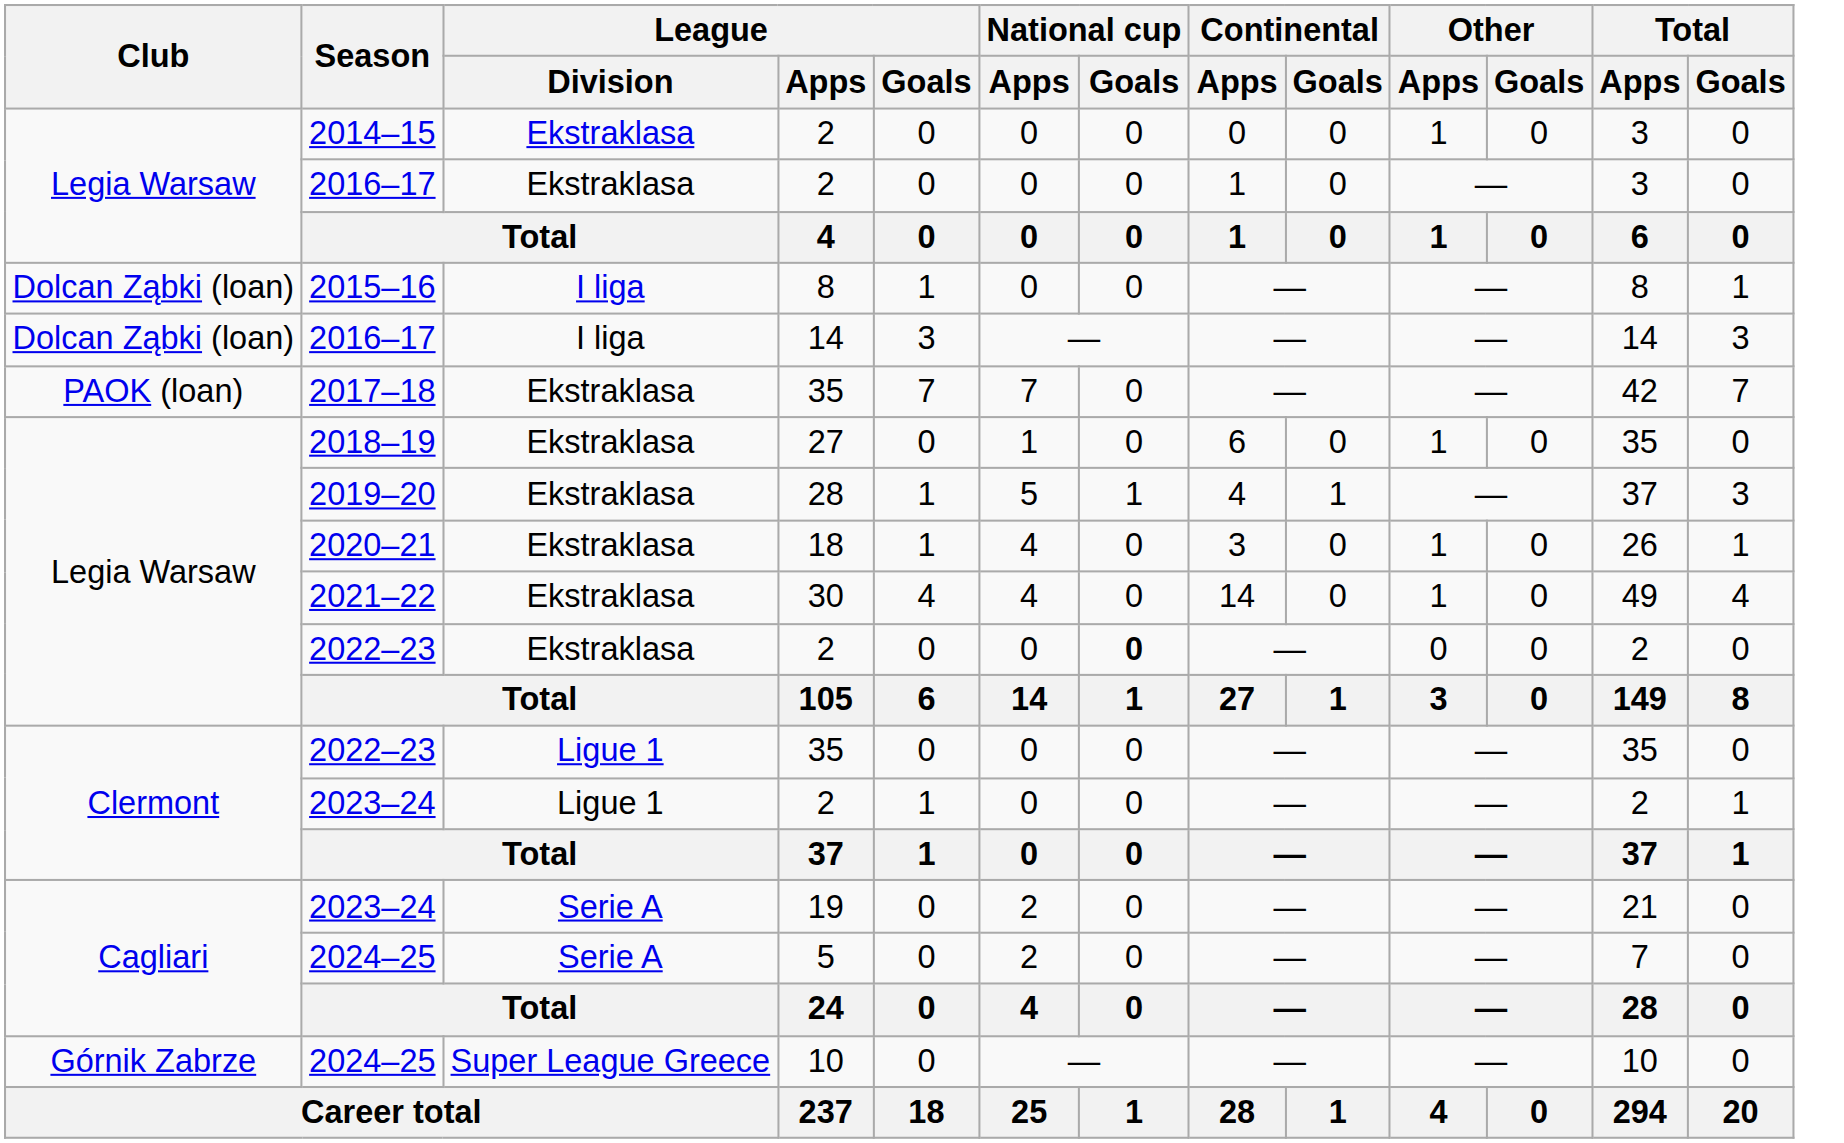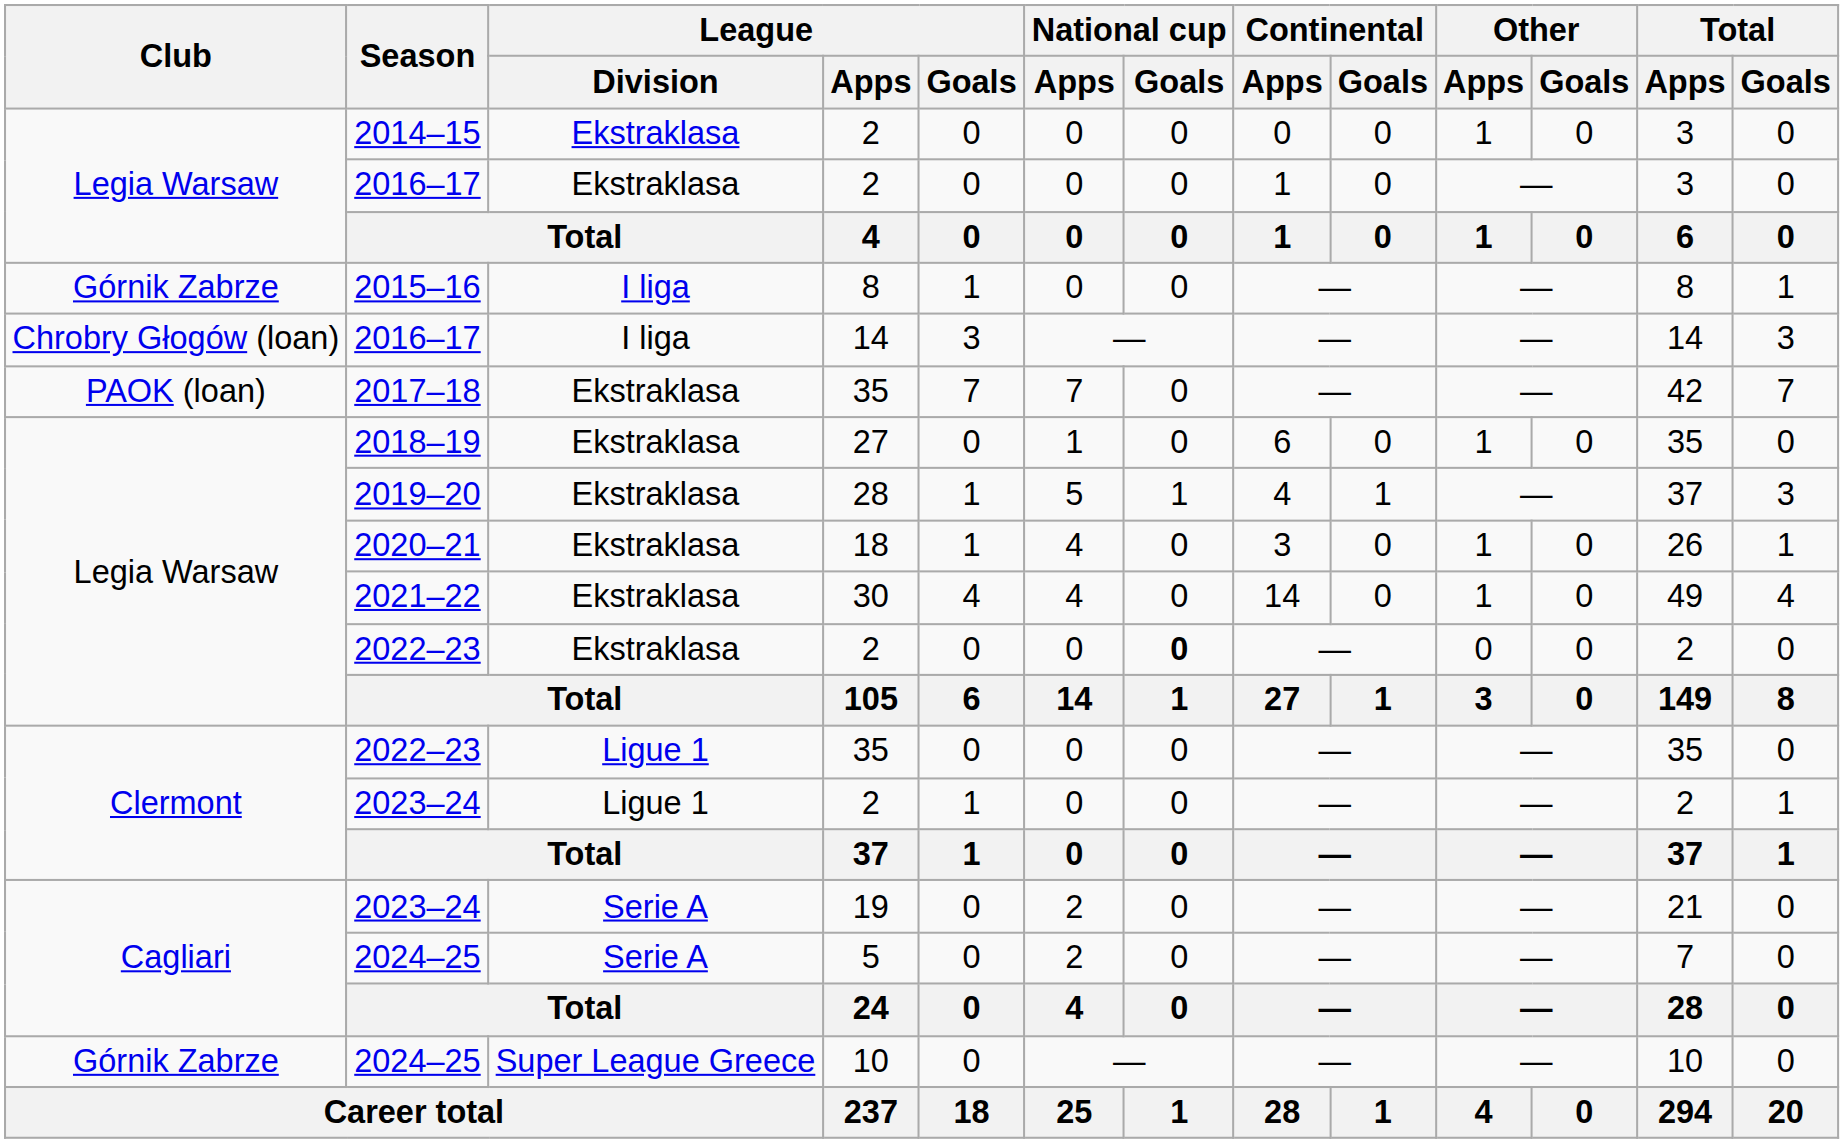(153, 287) Dolcan Ząbki (loan) -> (176, 287) Górnik Zabrze
(153, 339) Dolcan Ząbki (loan) -> (176, 339) Chrobry Głogów (loan)
